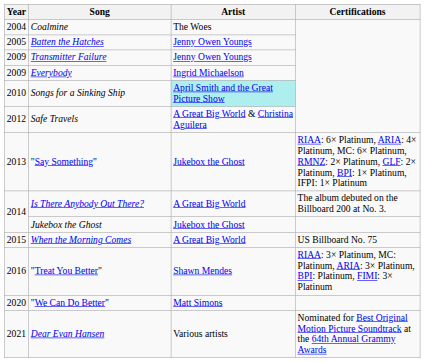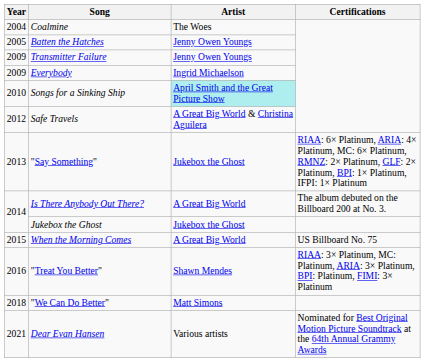(16, 302) 2020 -> (16, 302) 2018
